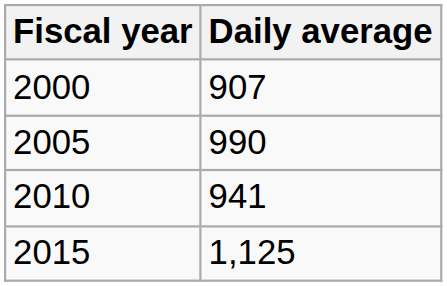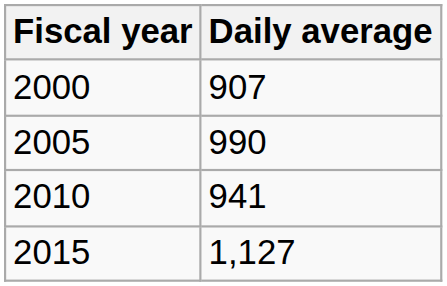(252, 252) 1,125 -> (252, 252) 1,127
